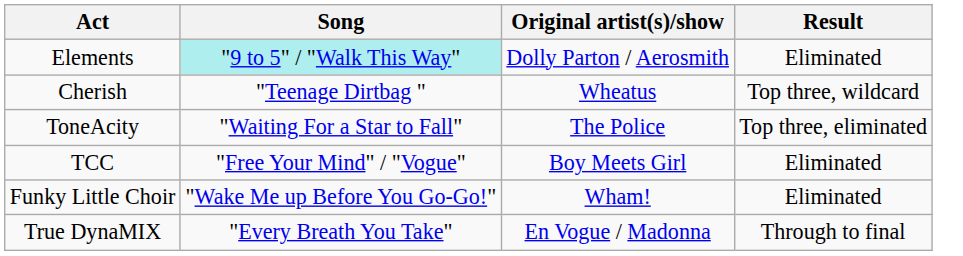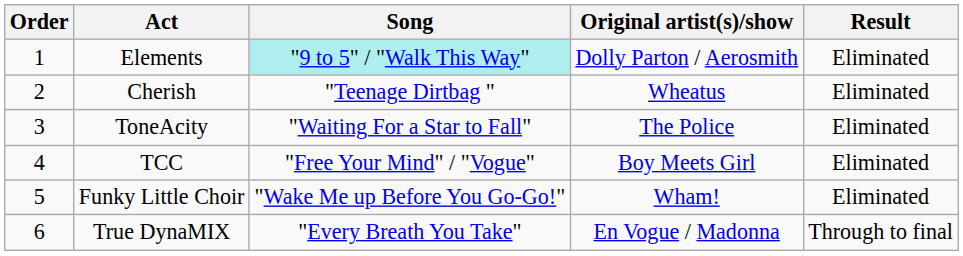+ column: (39, 22)
(833, 92) Top three, wildcard -> (881, 92) Eliminated
(833, 127) Top three, eliminated -> (881, 127) Eliminated
